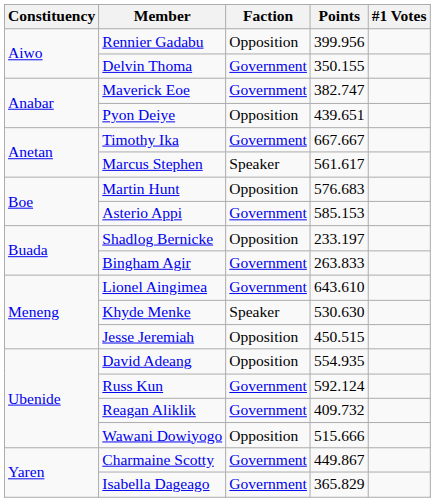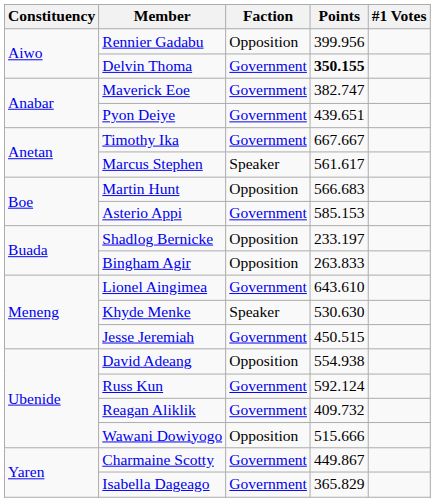(339, 66) normal -> (339, 66) bold
(264, 115) Opposition -> (268, 115) Government
(339, 189) 576.683 -> (339, 189) 566.683
(268, 262) Government -> (264, 262) Opposition
(264, 336) Opposition -> (268, 336) Government
(339, 361) 554.935 -> (339, 361) 554.938
